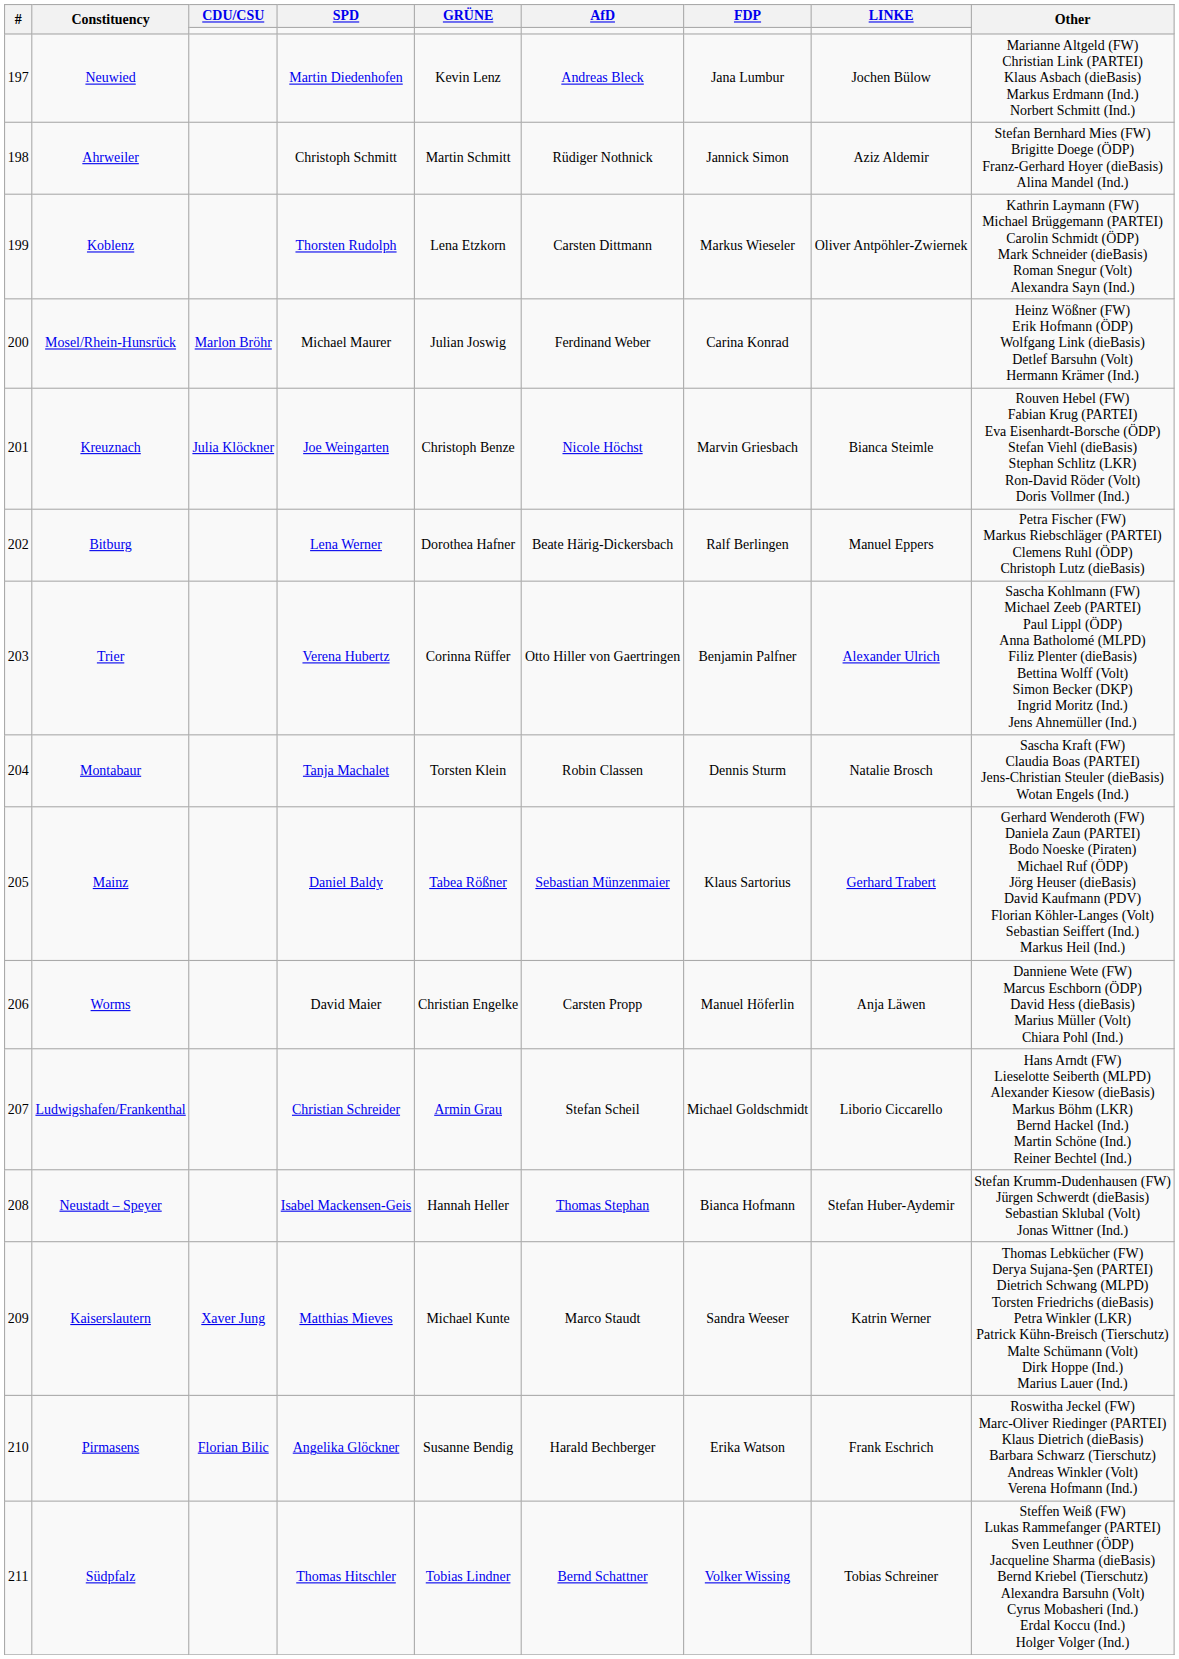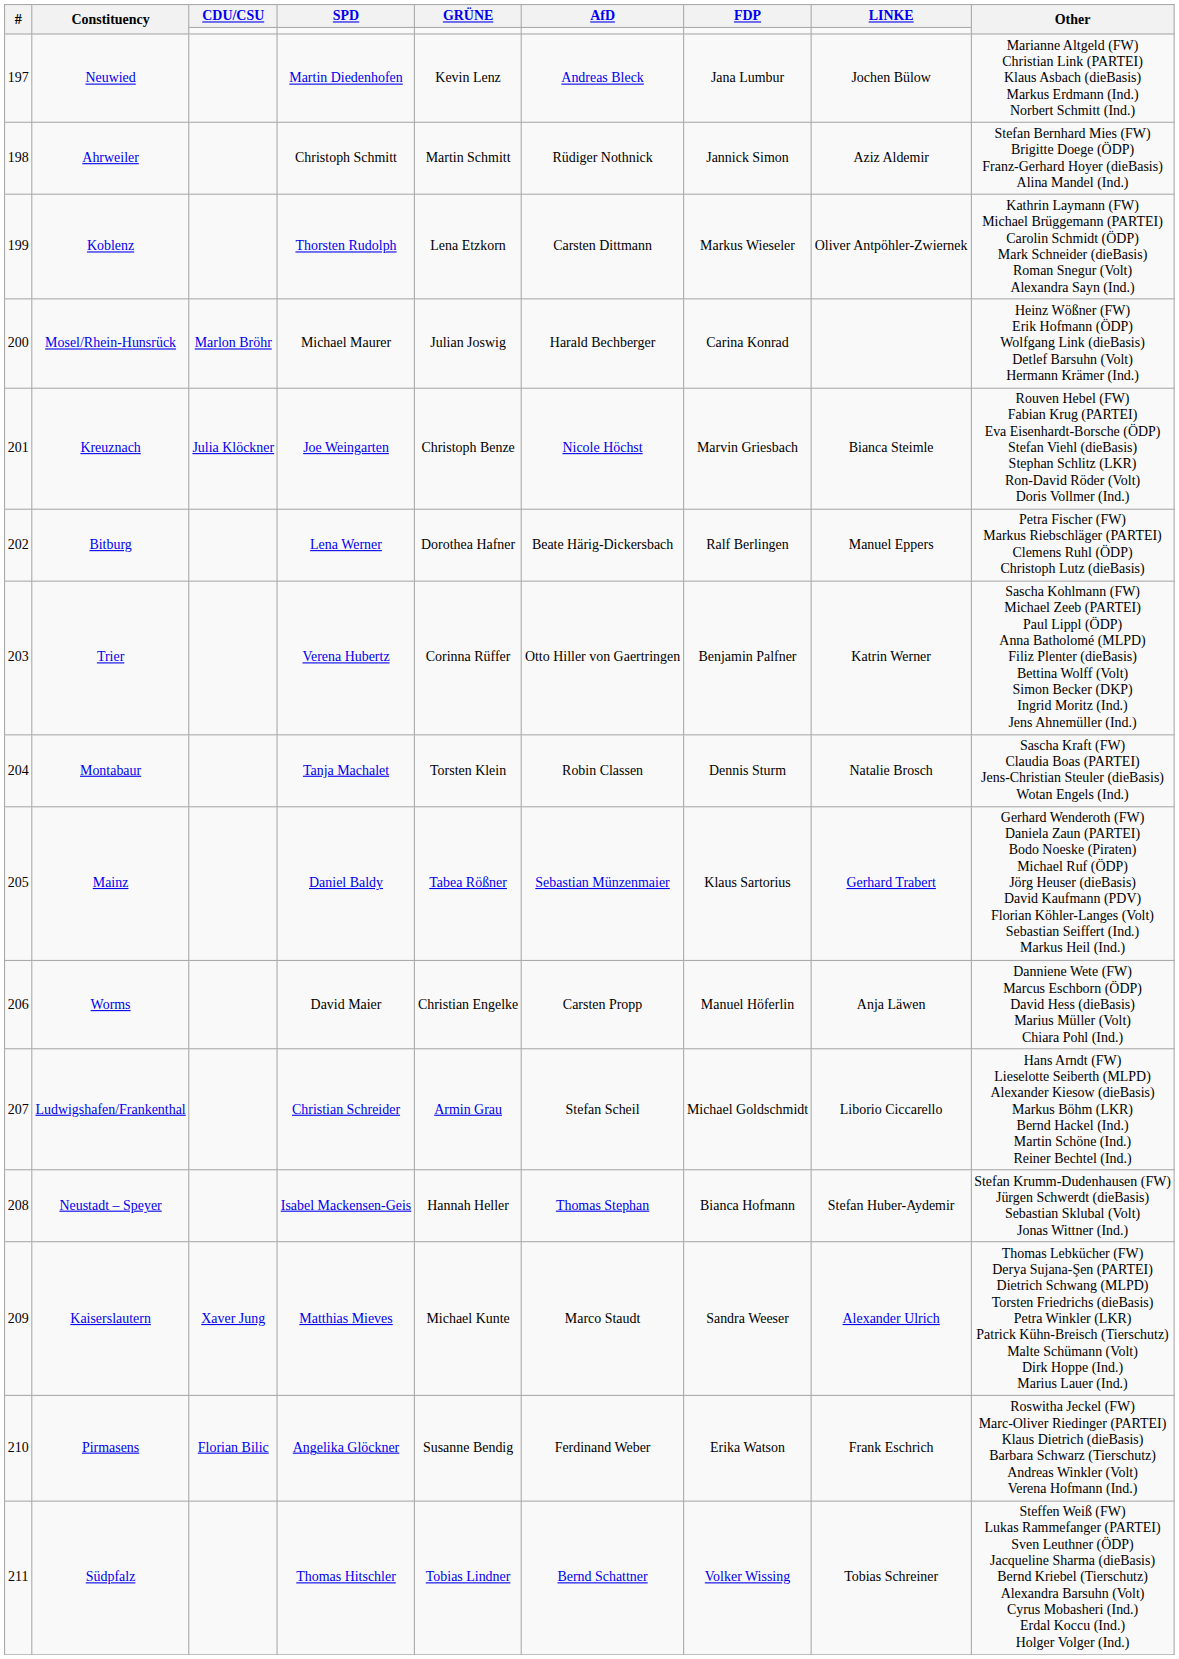(603, 343) Ferdinand Weber -> (603, 343) Harald Bechberger
(891, 657) Alexander Ulrich -> (891, 657) Katrin Werner
(891, 1318) Katrin Werner -> (891, 1318) Alexander Ulrich
(603, 1447) Harald Bechberger -> (603, 1447) Ferdinand Weber
